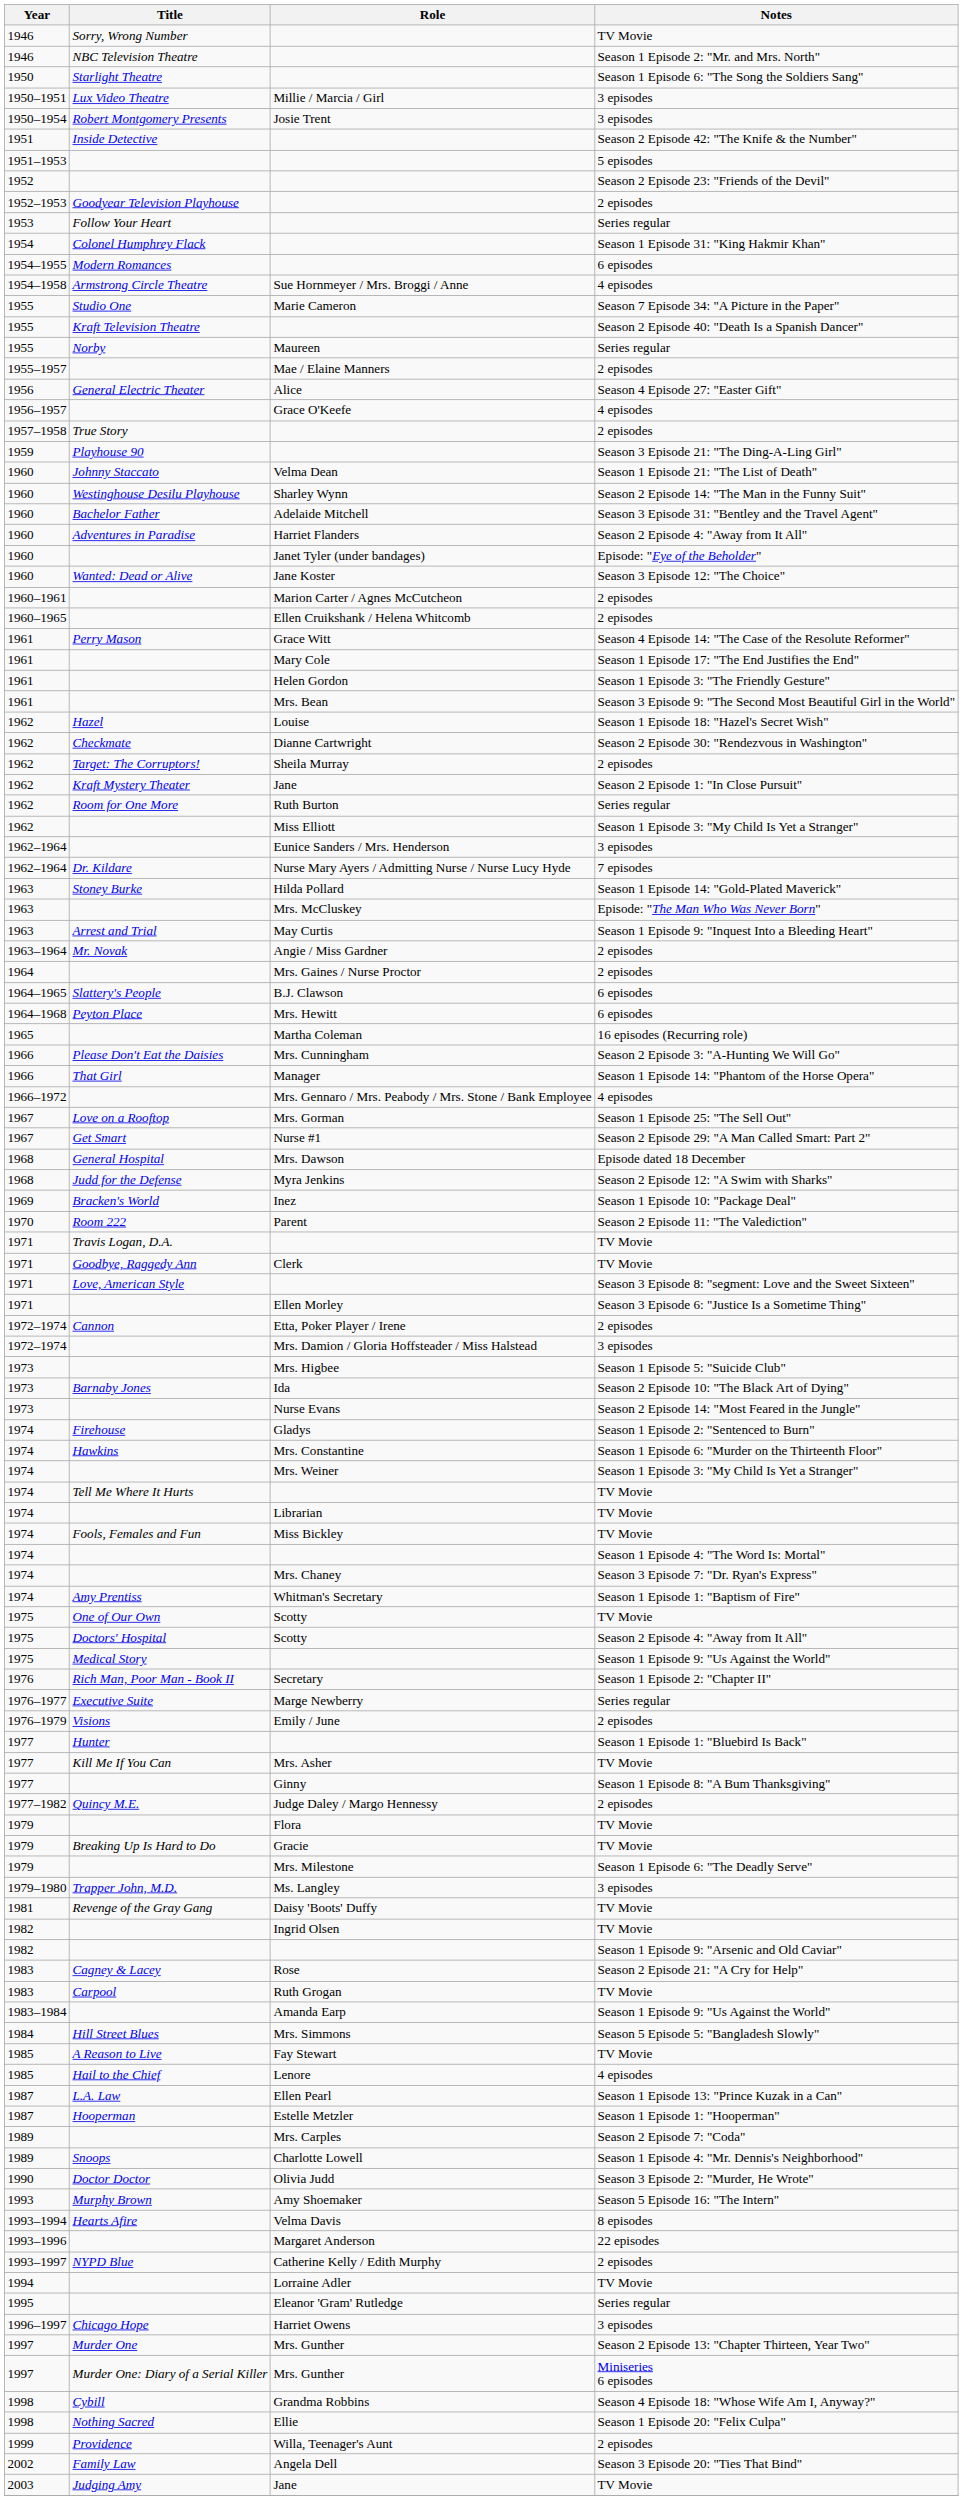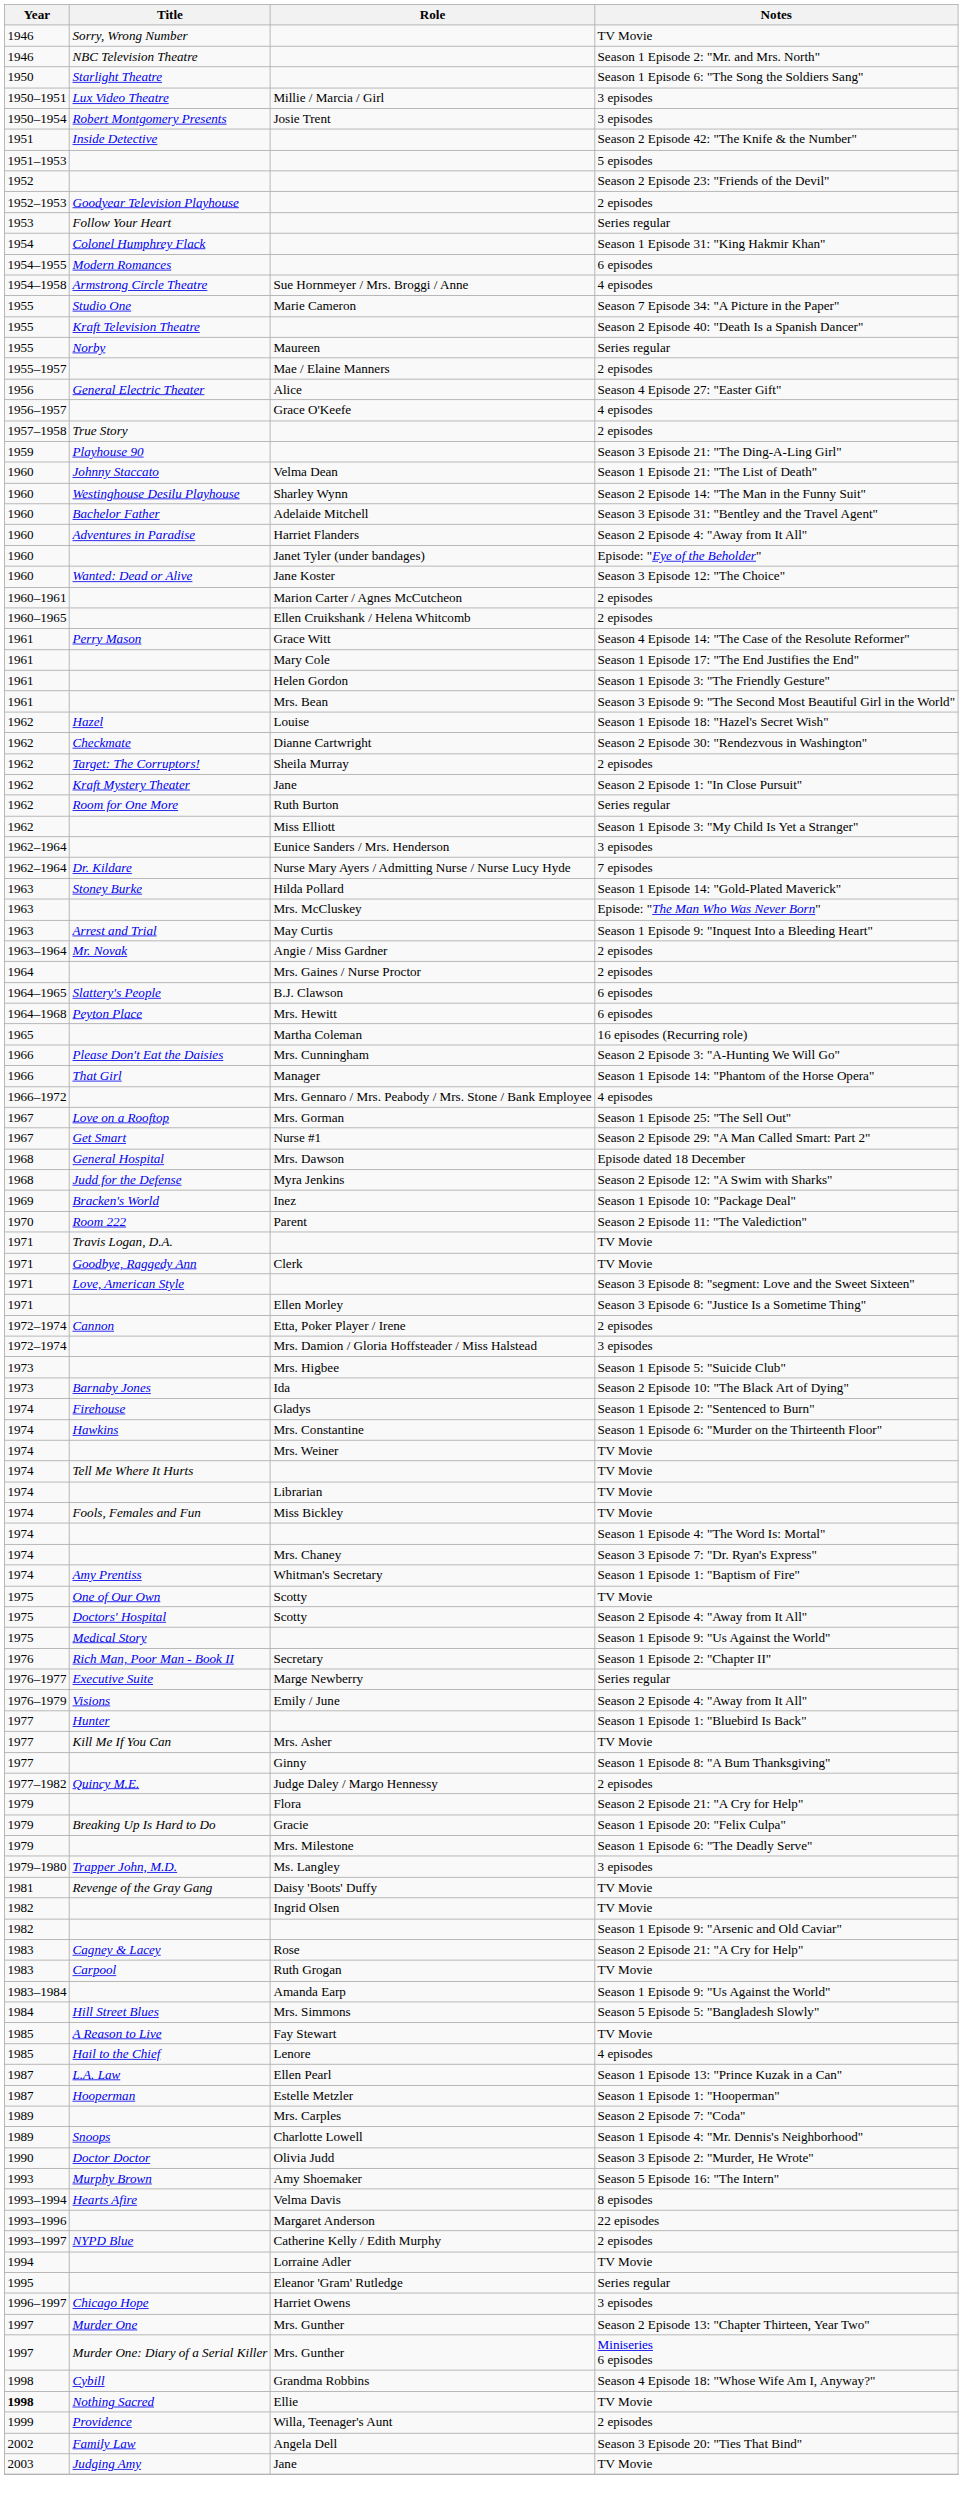- row: (170, 1409)
(728, 1471) Season 1 Episode 3: "My Child Is Yet a Stranger" -> (625, 1450) TV Movie
(625, 1721) 2 episodes -> (702, 1700) Season 2 Episode 4: "Away from It All"
(625, 1825) TV Movie -> (700, 1804) Season 2 Episode 21: "A Cry for Help"
(625, 1845) TV Movie -> (692, 1825) Season 1 Episode 20: "Felix Culpa"
(21, 2422) normal -> (21, 2401) bold
(692, 2422) Season 1 Episode 20: "Felix Culpa" -> (625, 2401) TV Movie
